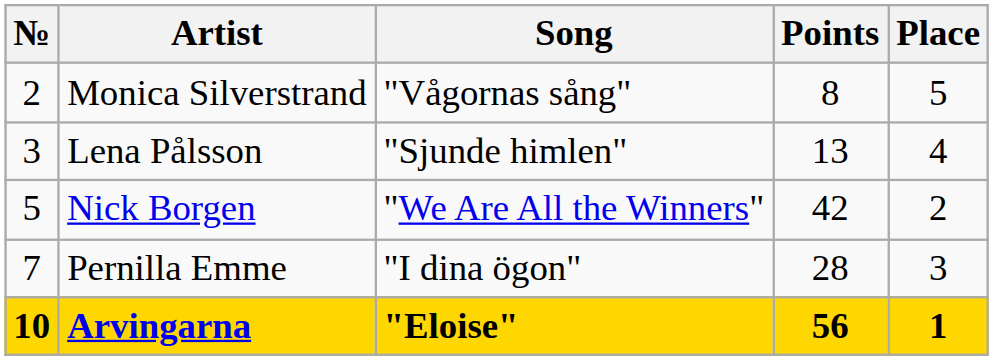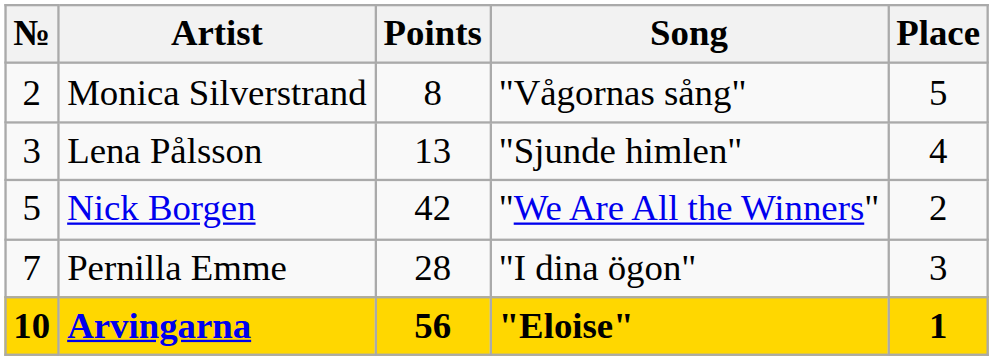columns swapped: (574, 33) <-> (830, 33)
